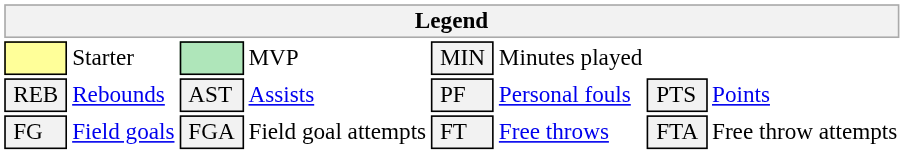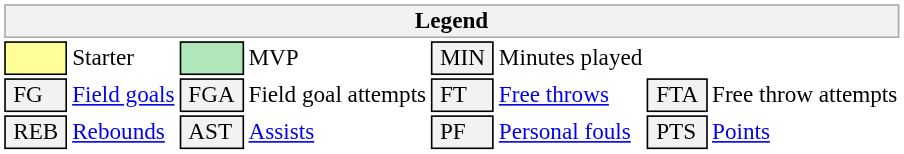rows swapped: (28, 131) <-> (36, 94)
